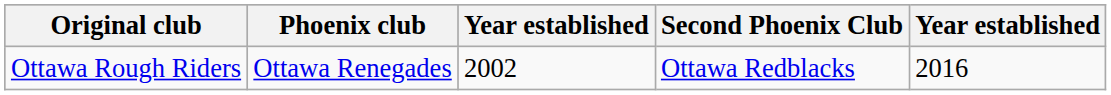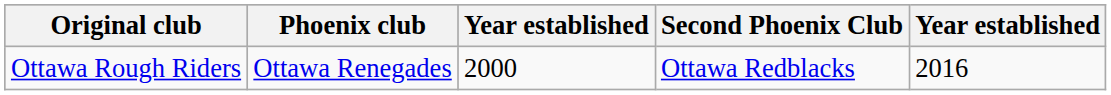(491, 67) 2002 -> (491, 67) 2000
